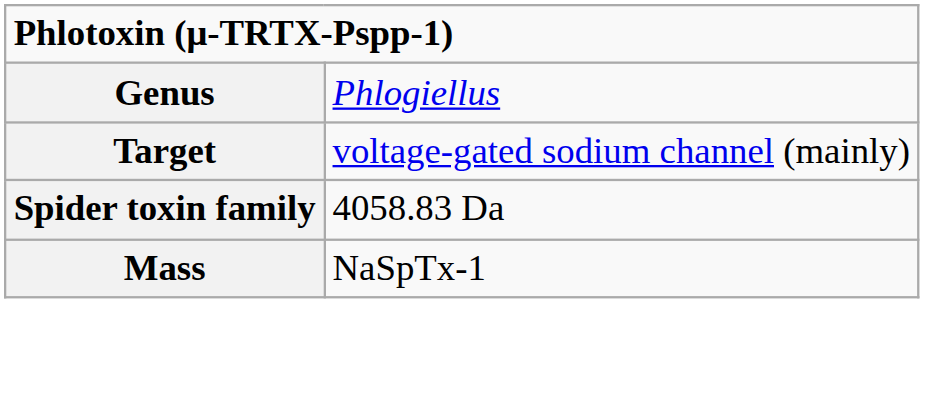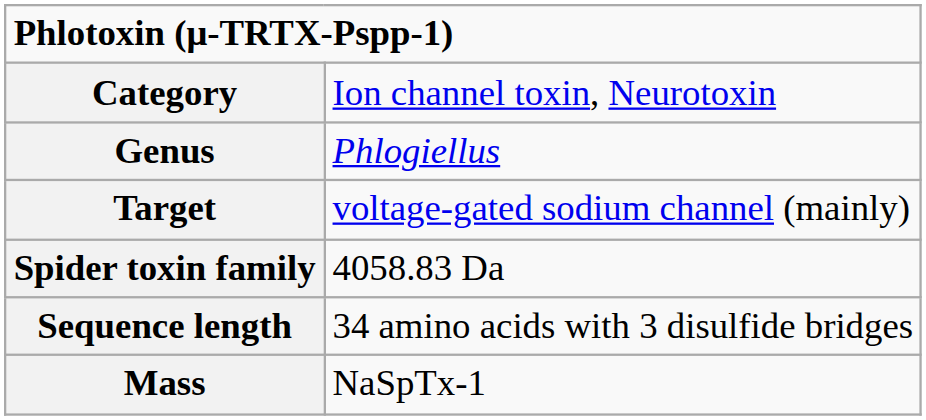+ row: (165, 92)
+ row: (165, 325)
